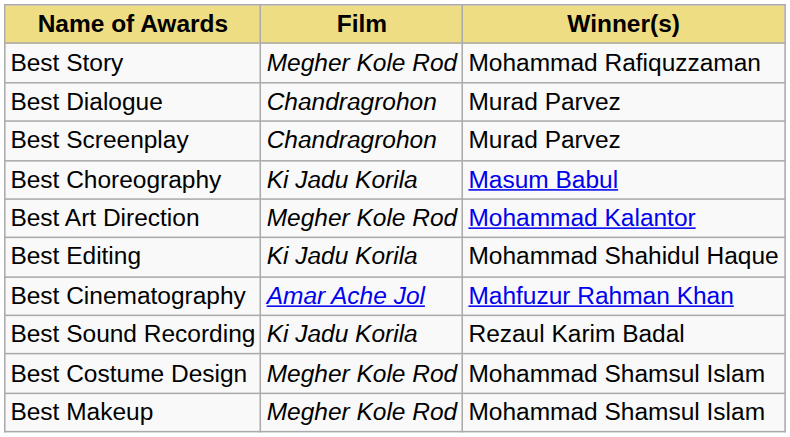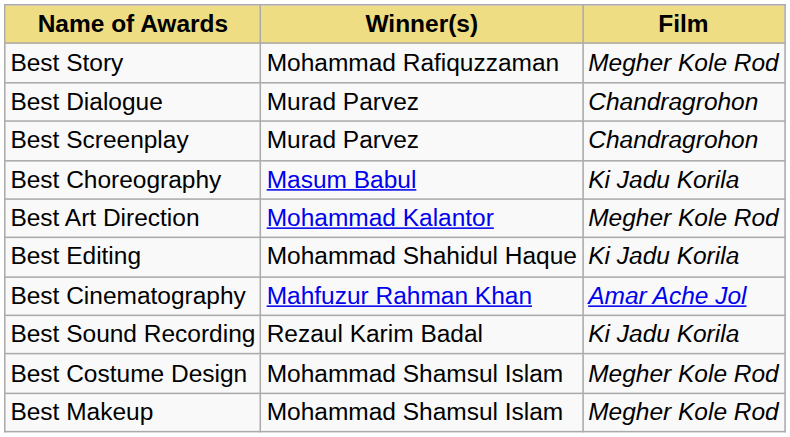columns swapped: (624, 23) <-> (362, 23)
